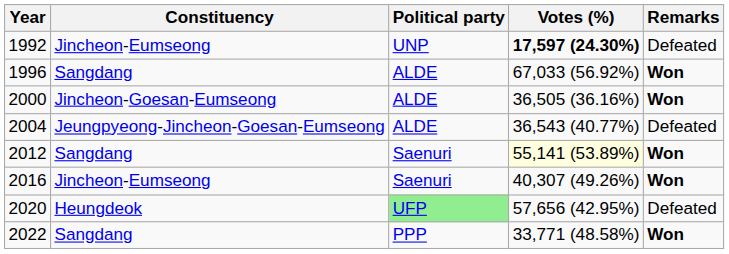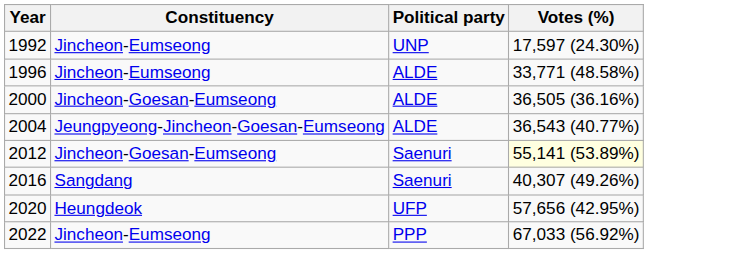- column: (683, 18)
(576, 45) bold -> (576, 45) normal
(93, 72) Sangdang -> (133, 72) Jincheon-Eumseong
(576, 72) 67,033 (56.92%) -> (576, 72) 33,771 (48.58%)
(93, 153) Sangdang -> (165, 153) Jincheon-Goesan-Eumseong
(133, 180) Jincheon-Eumseong -> (93, 180) Sangdang
(410, 208) lightgreen background -> (410, 208) no background
(93, 235) Sangdang -> (133, 235) Jincheon-Eumseong
(576, 235) 33,771 (48.58%) -> (576, 235) 67,033 (56.92%)
